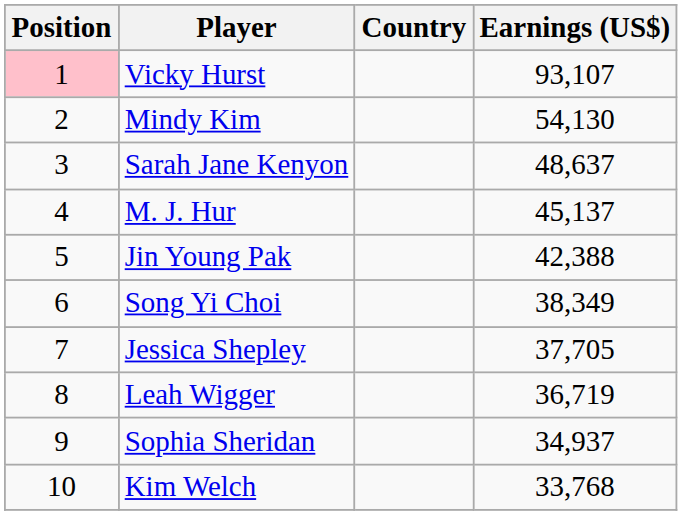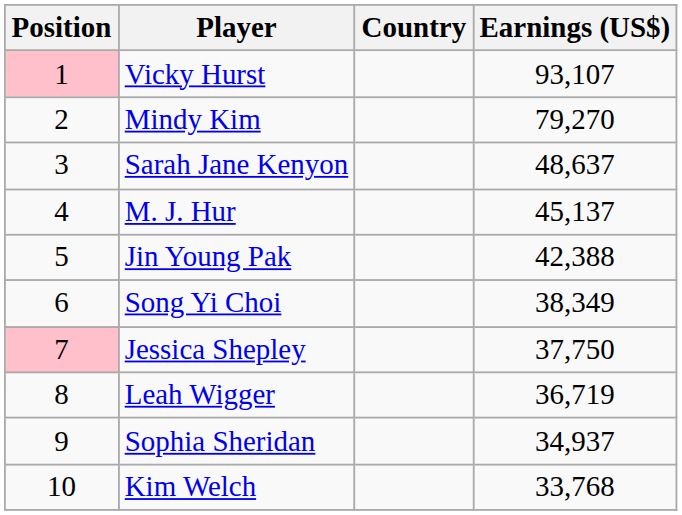(575, 119) 54,130 -> (575, 119) 79,270
(61, 348) no background -> (61, 348) pink background
(575, 348) 37,705 -> (575, 348) 37,750
